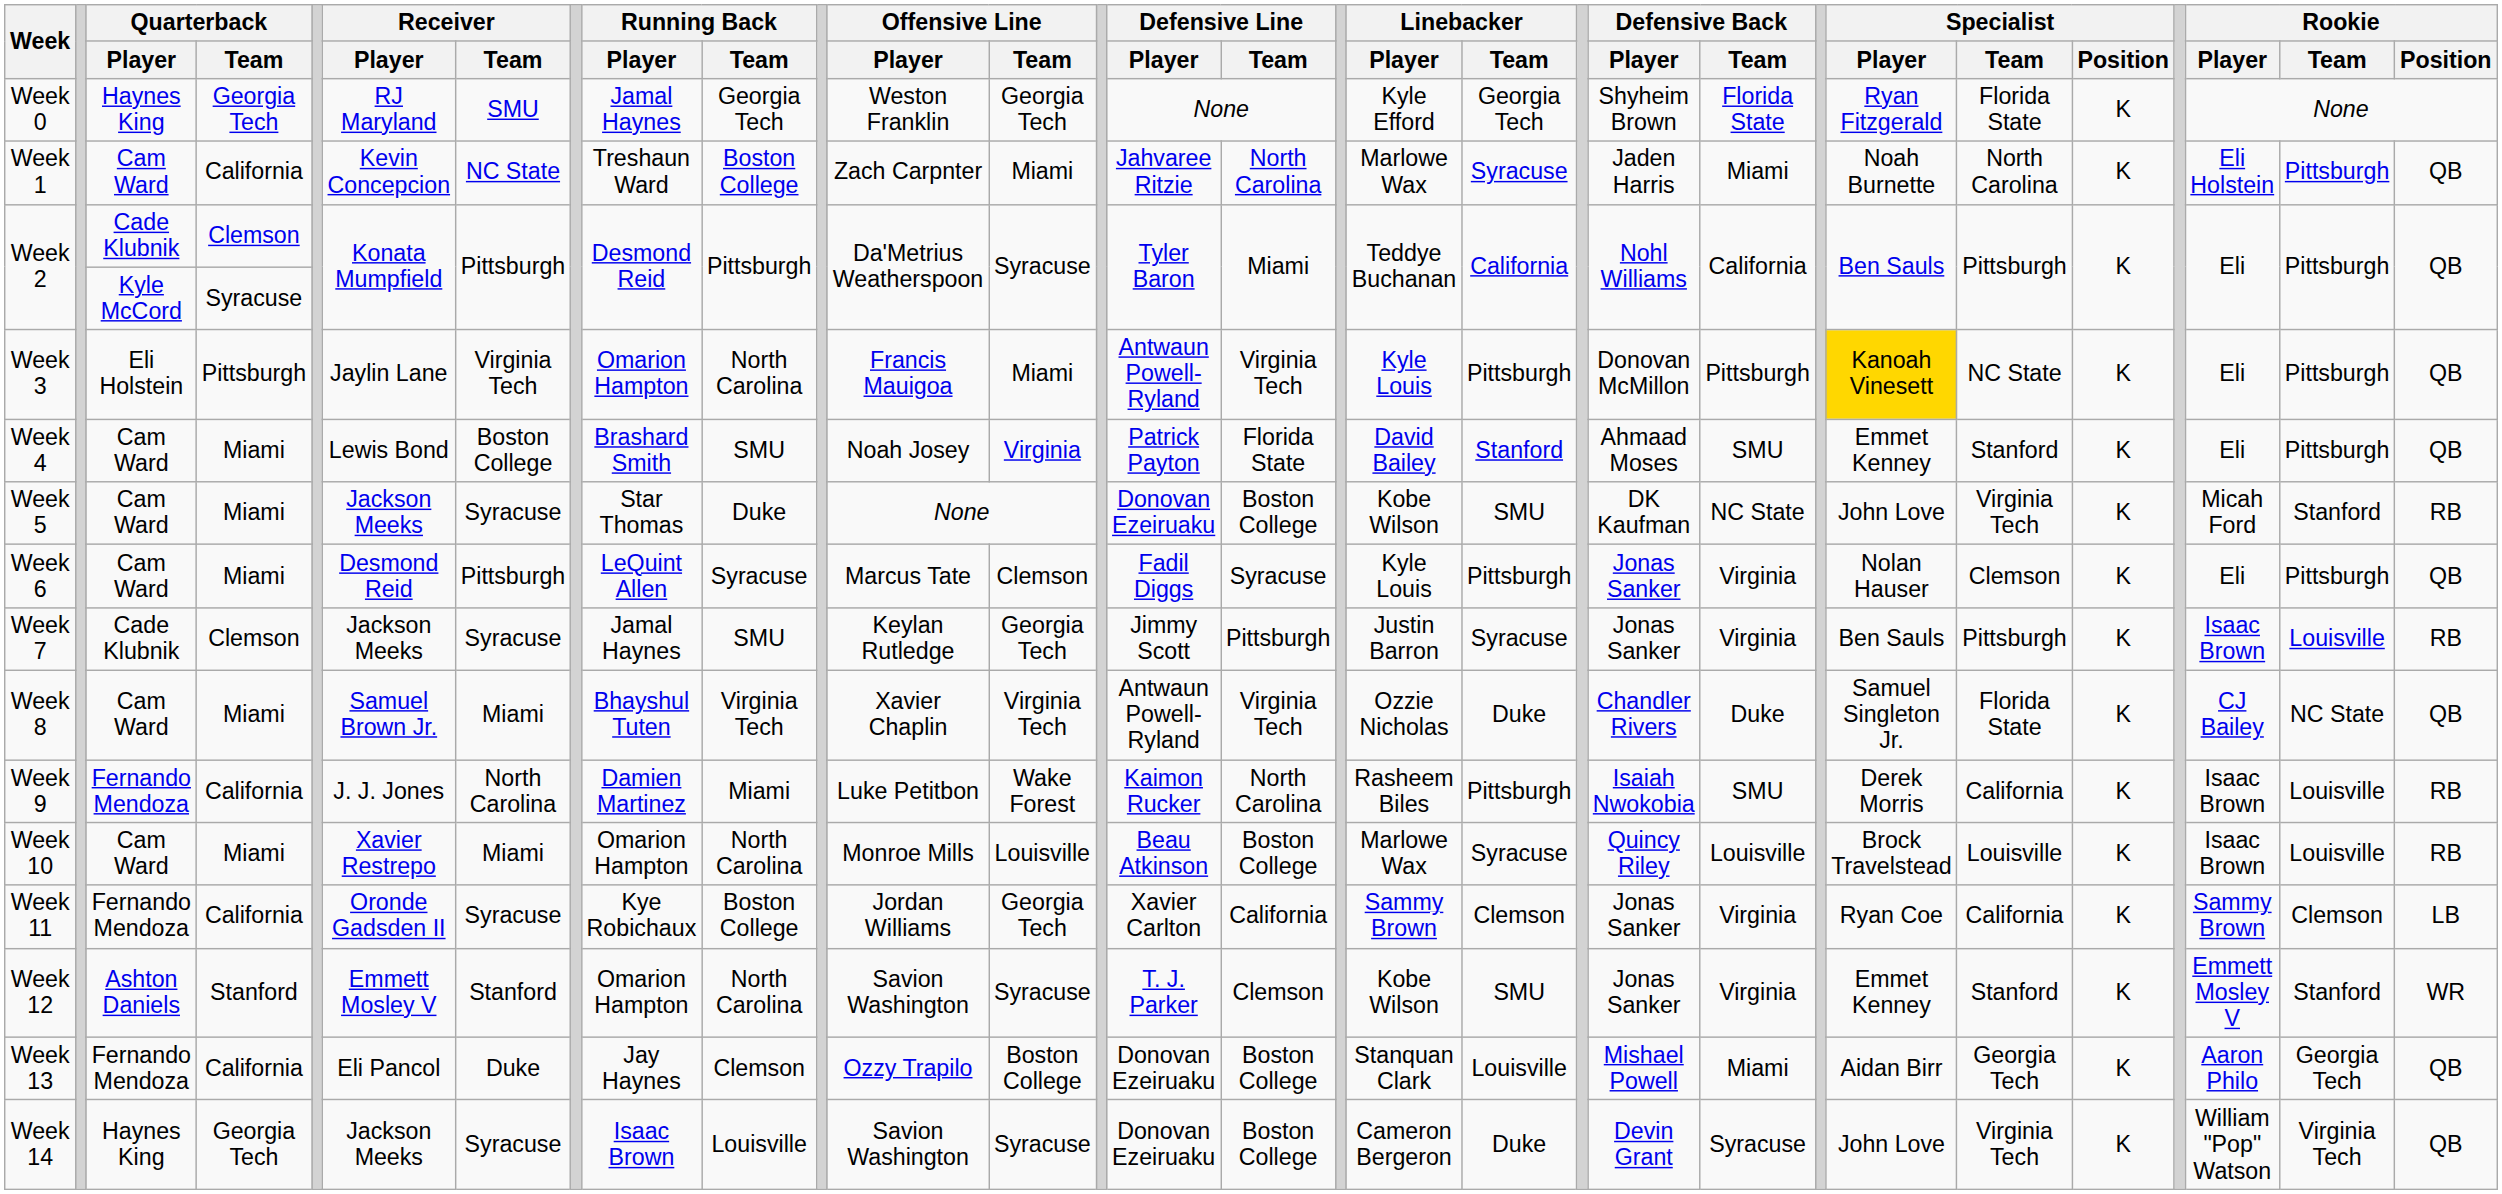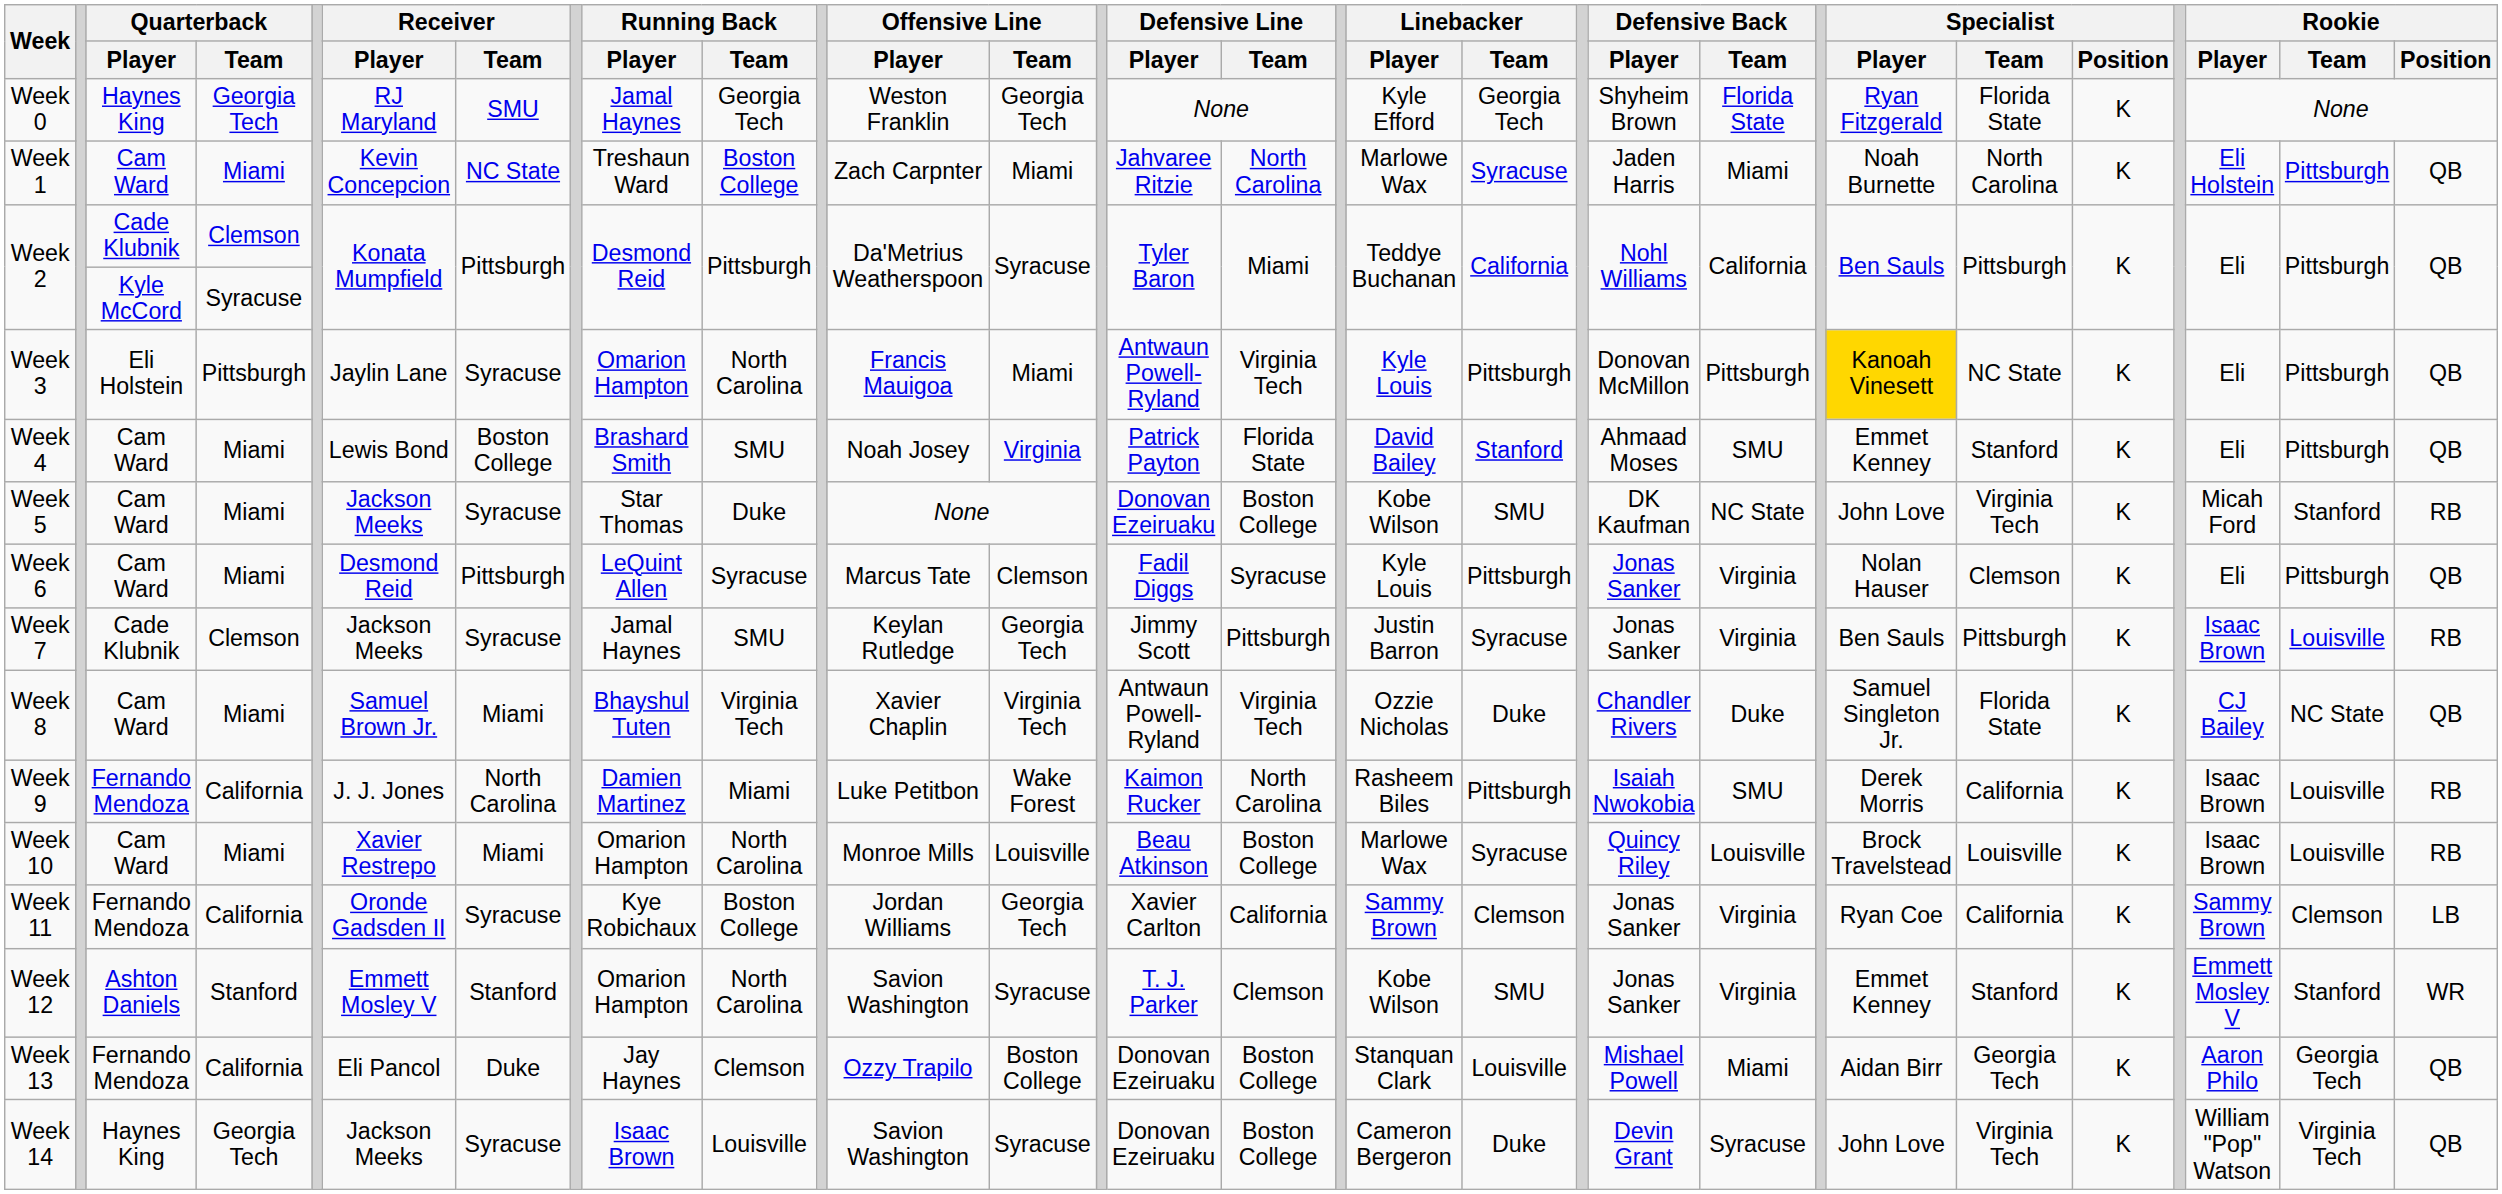(254, 172) California -> (254, 172) Miami
(513, 374) Virginia Tech -> (513, 374) Syracuse
